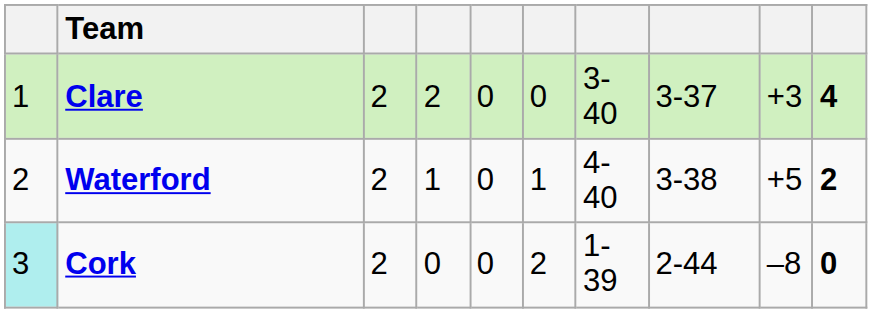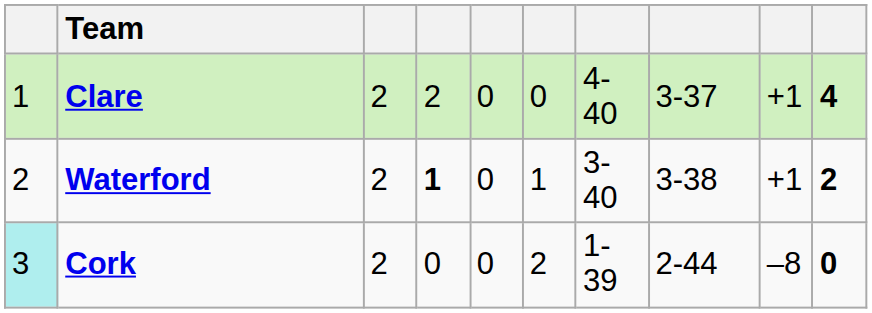(600, 95) 3-40 -> (600, 95) 4-40
(784, 95) +3 -> (784, 95) +1
(432, 179) normal -> (432, 179) bold
(600, 179) 4-40 -> (600, 179) 3-40
(784, 179) +5 -> (784, 179) +1
